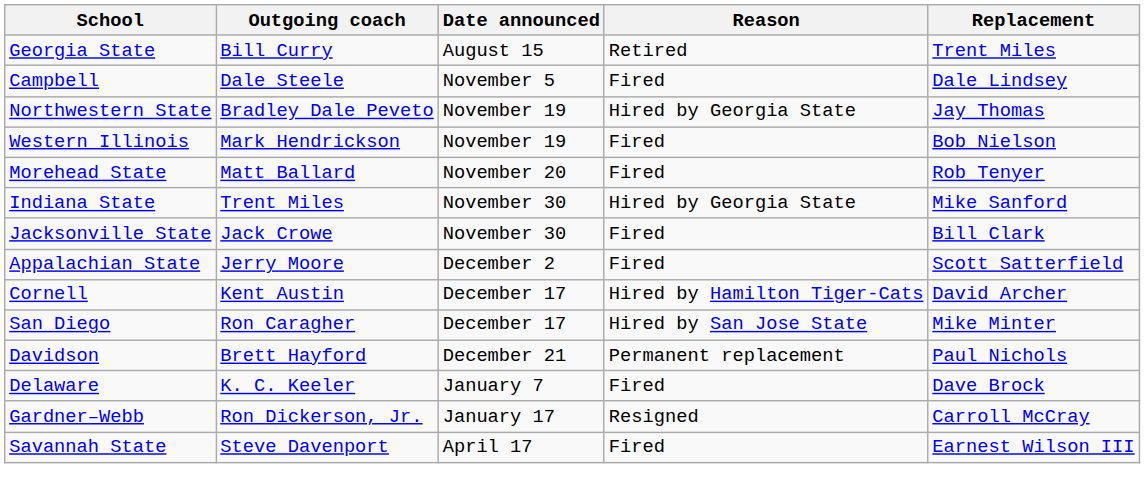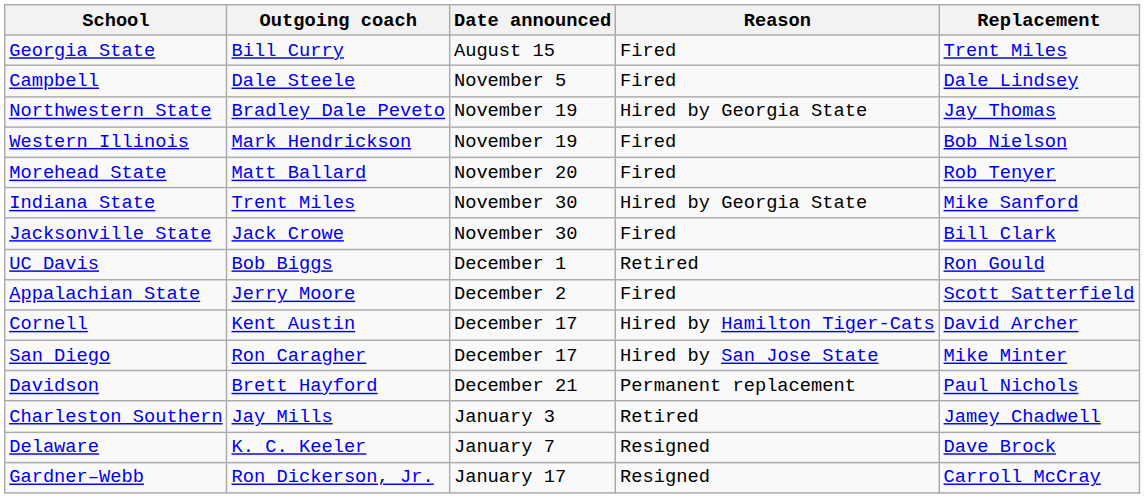(648, 50) Retired -> (648, 50) Fired
+ row: (54, 264)
+ row: (116, 417)
(637, 386) Fired -> (665, 447) Resigned
- row: (88, 447)
